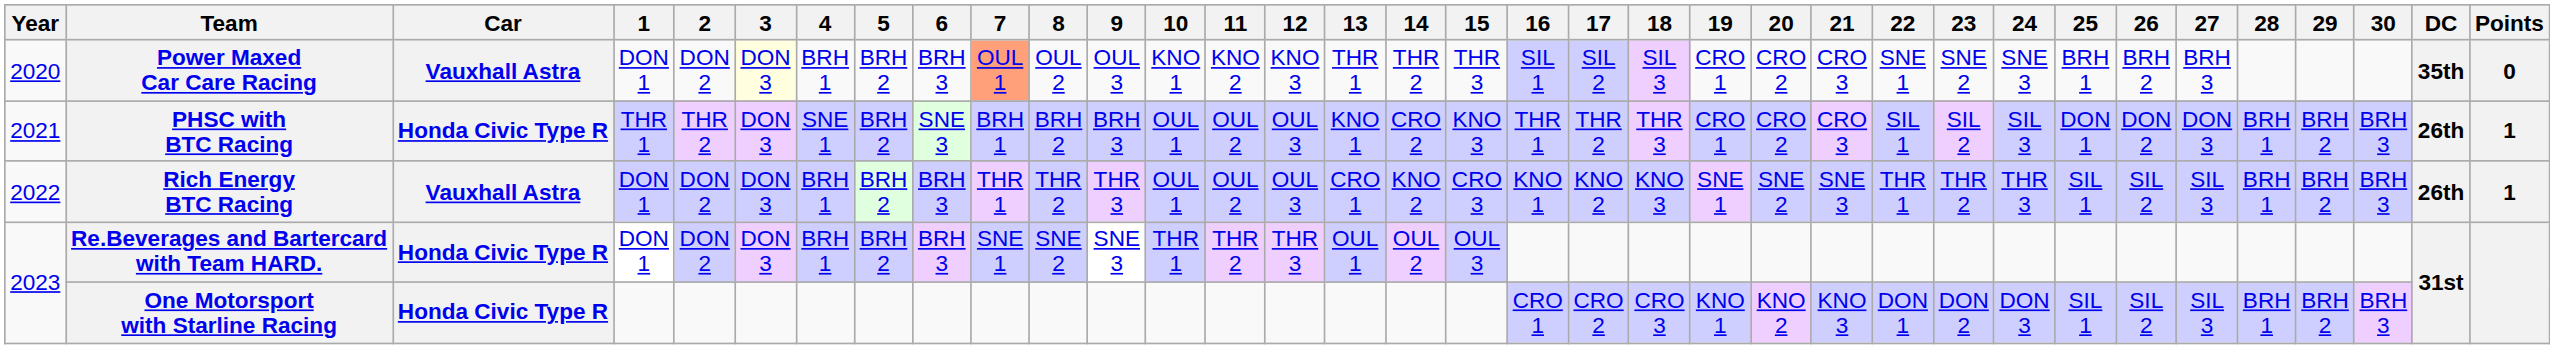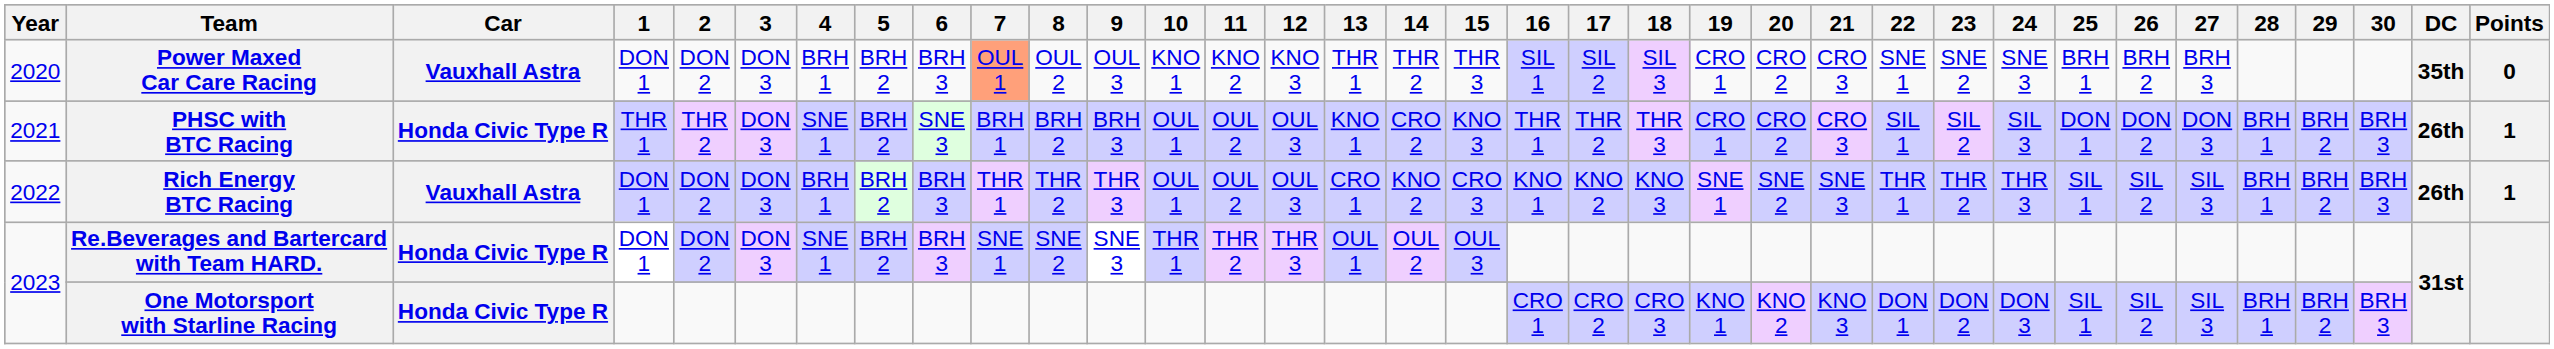(766, 70) lightyellow background -> (766, 70) no background
(825, 252) BRH 1 -> (825, 252) SNE 1
